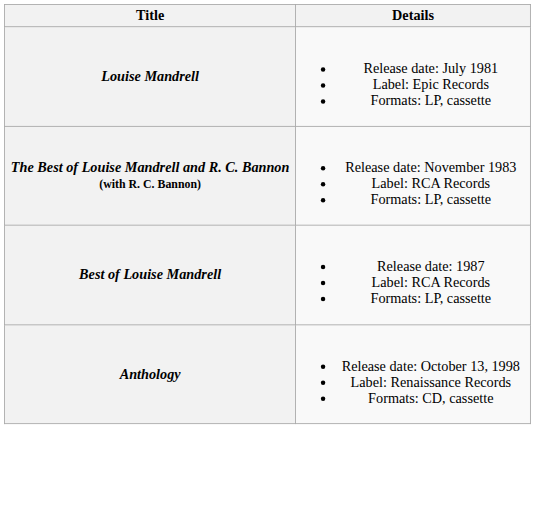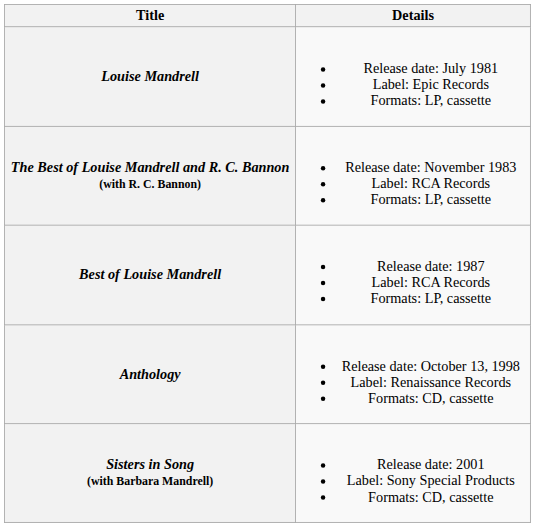+ row: (150, 473)
